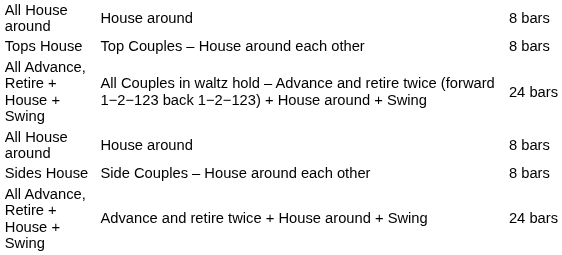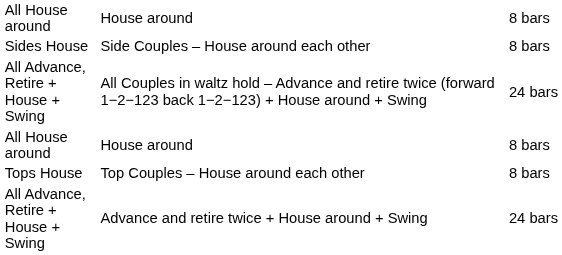rows swapped: (44, 46) <-> (46, 173)
